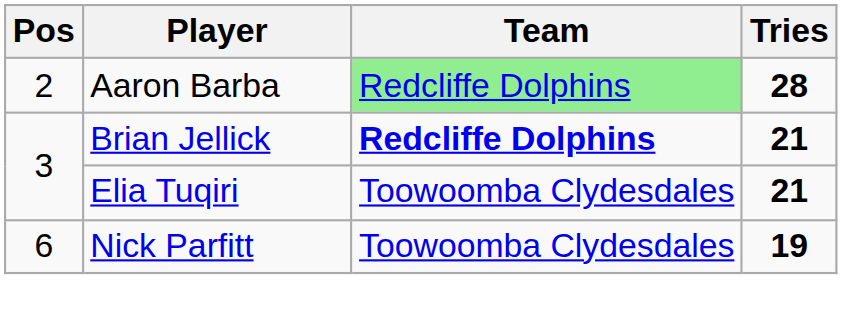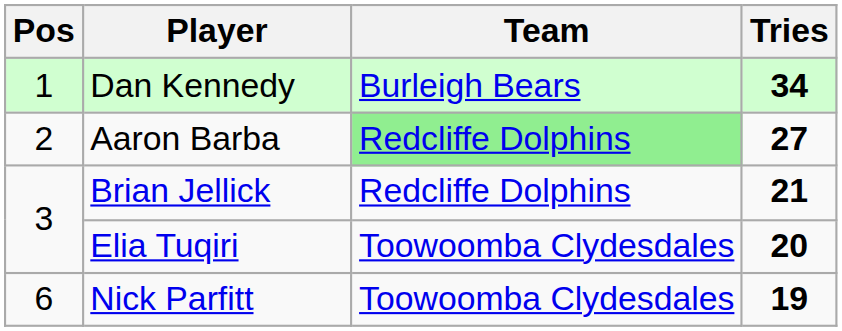+ row: (193, 84)
(789, 84) 28 -> (789, 138) 27
(507, 138) bold -> (495, 191) normal
(789, 191) 21 -> (789, 245) 20
